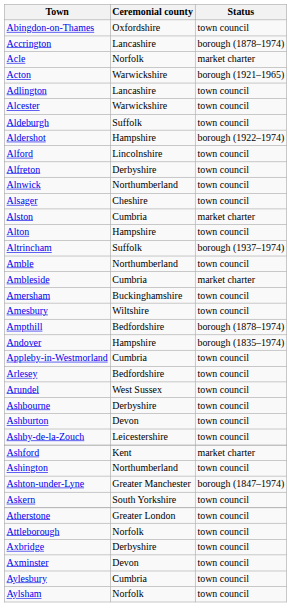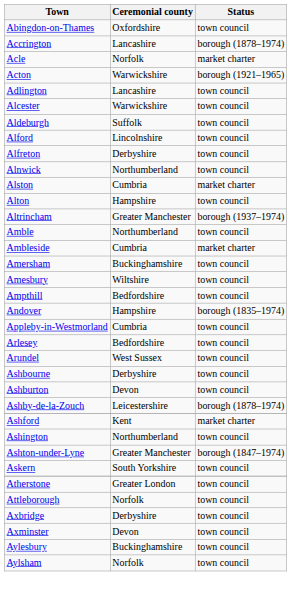- row: (26, 138)
- row: (22, 201)
(127, 248) Suffolk -> (152, 216) Greater Manchester
(241, 327) borough (1878–1974) -> (223, 295) town council
(223, 437) town council -> (241, 405) borough (1878–1974)
(130, 578) Cumbria -> (147, 547) Buckinghamshire
